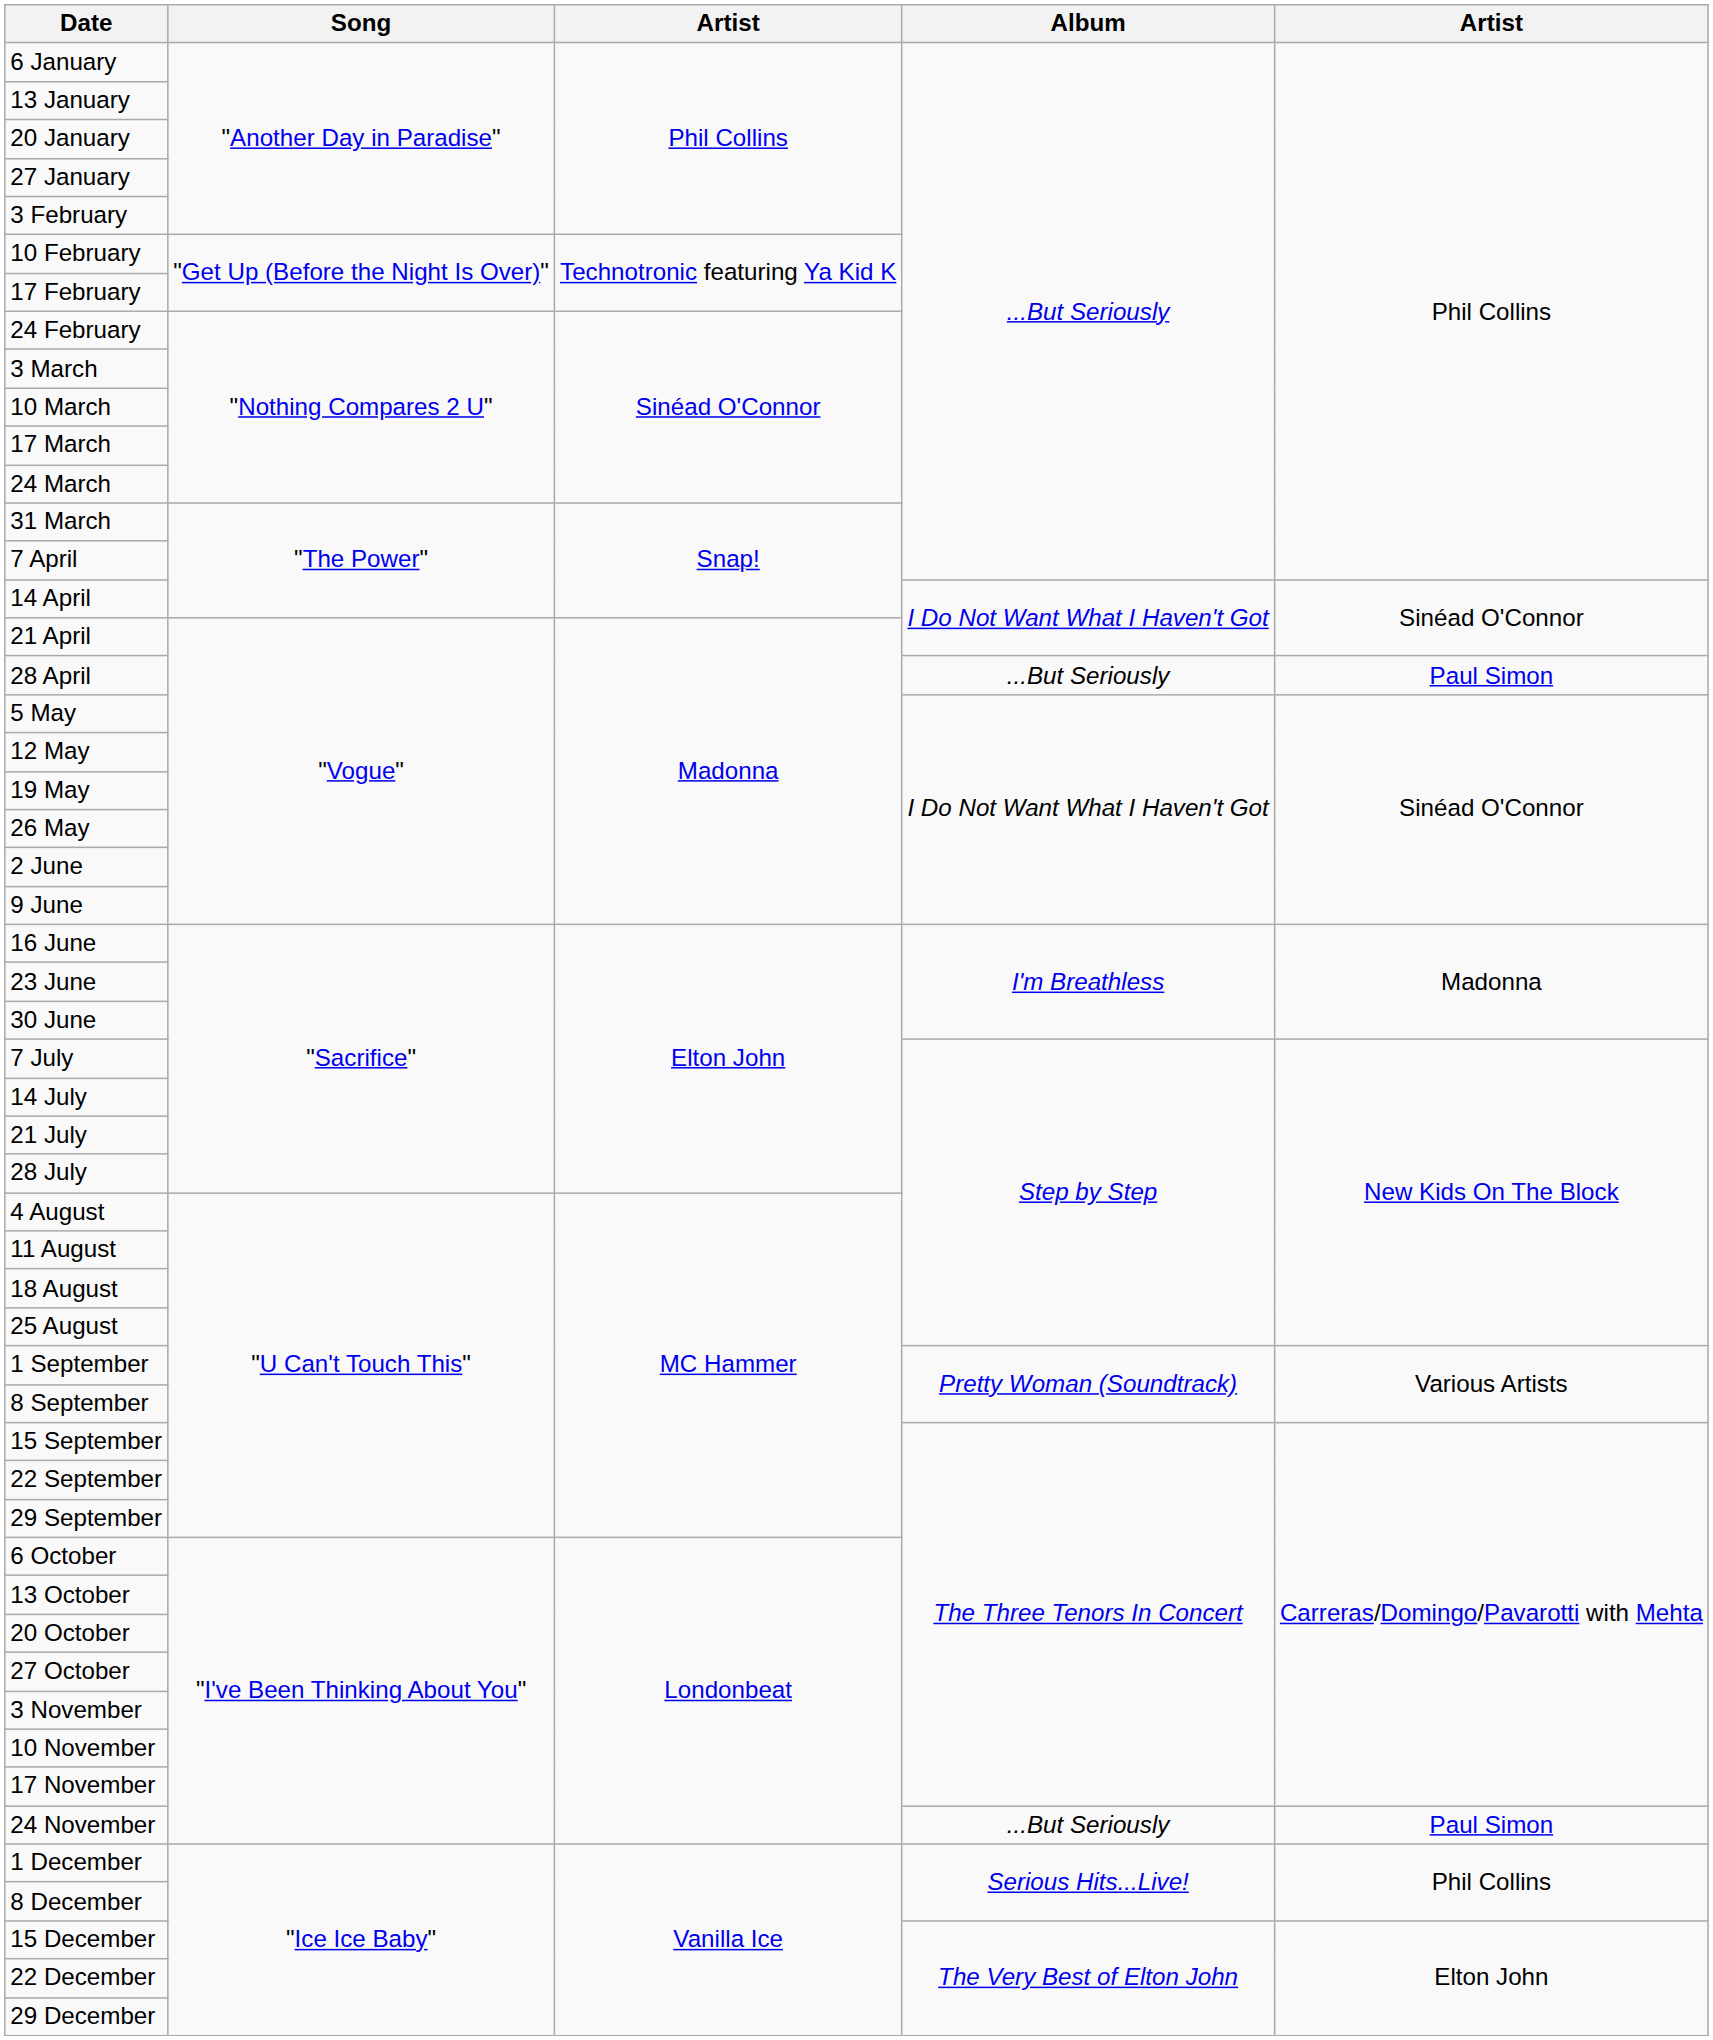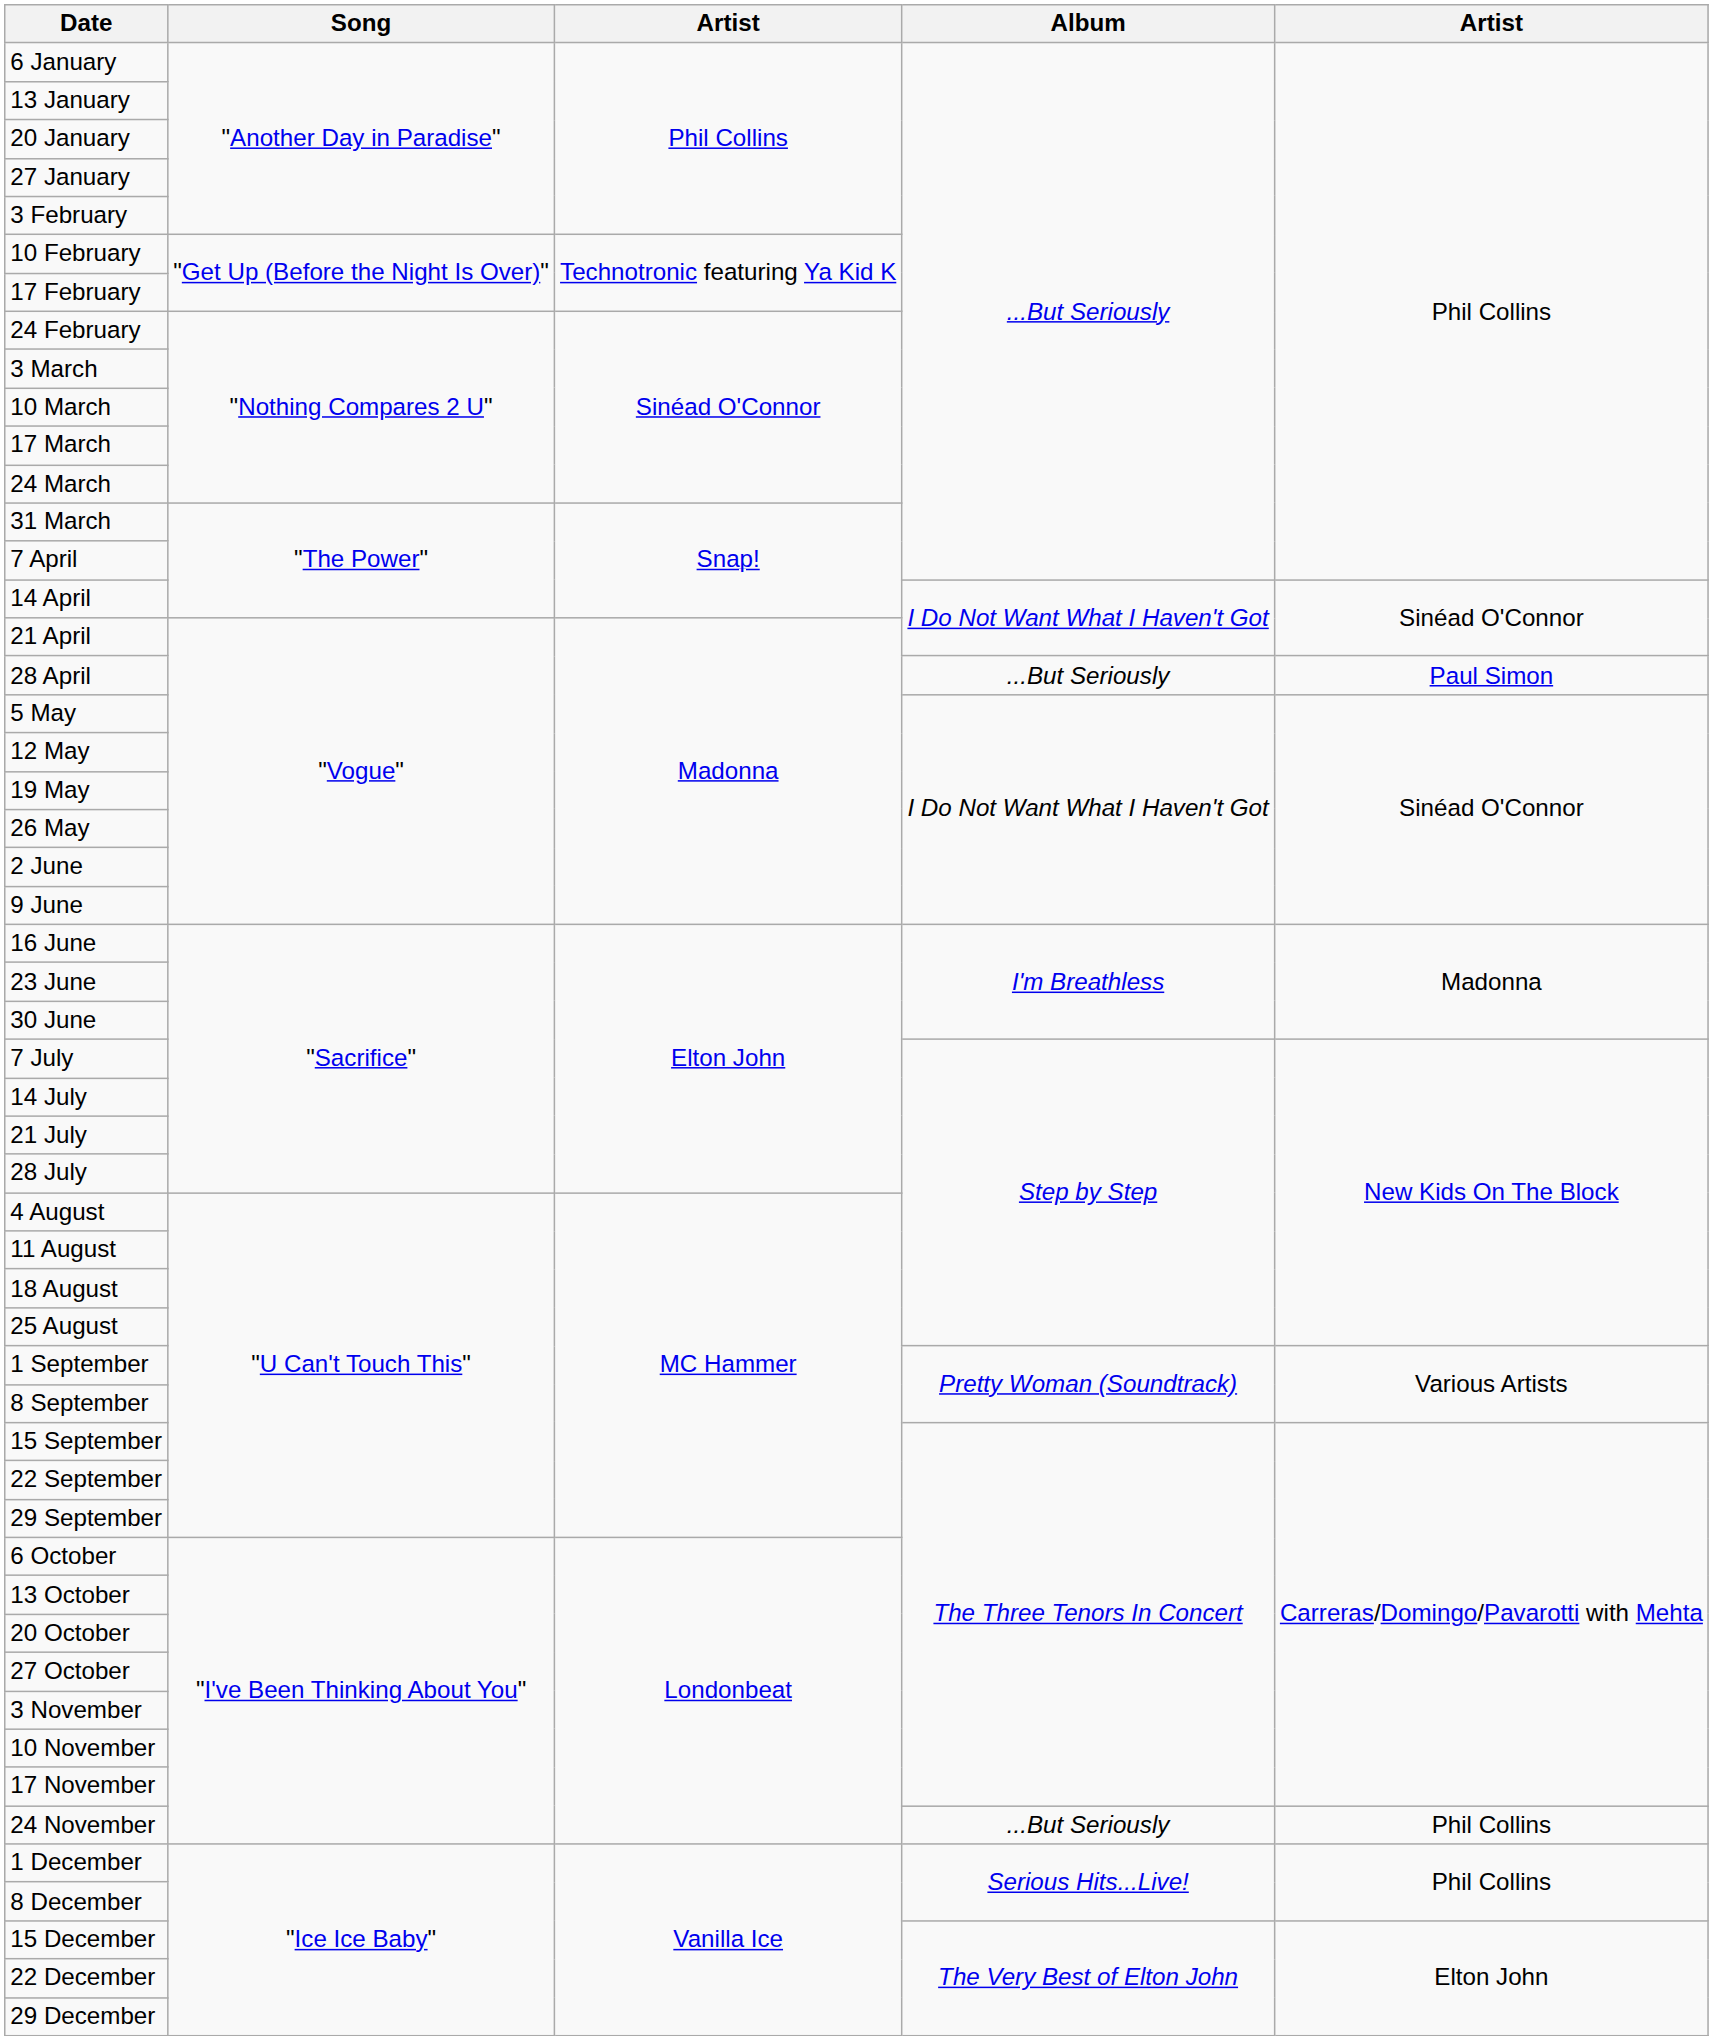(1491, 1824) Paul Simon -> (1491, 1824) Phil Collins
